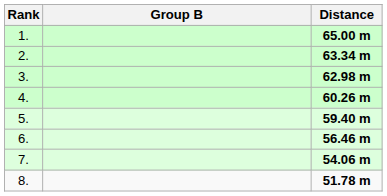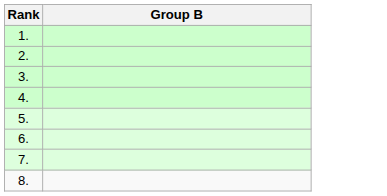- column: (347, 15)
